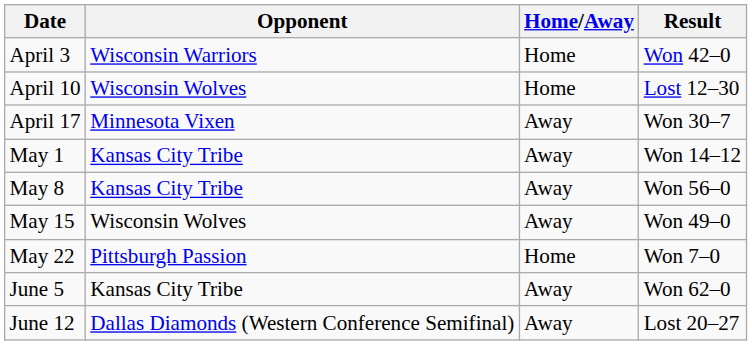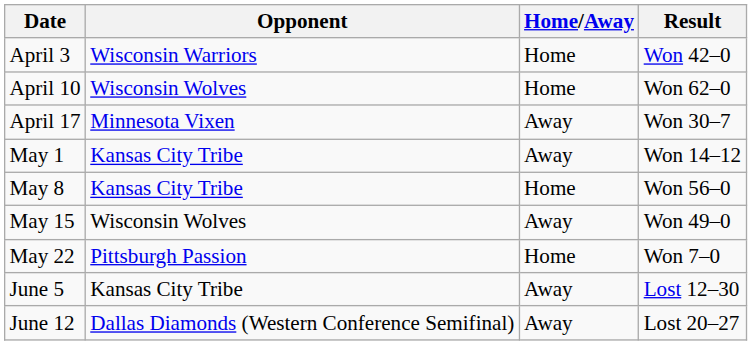(692, 88) Lost 12–30 -> (687, 88) Won 62–0
(548, 188) Away -> (550, 188) Home
(687, 289) Won 62–0 -> (692, 289) Lost 12–30
